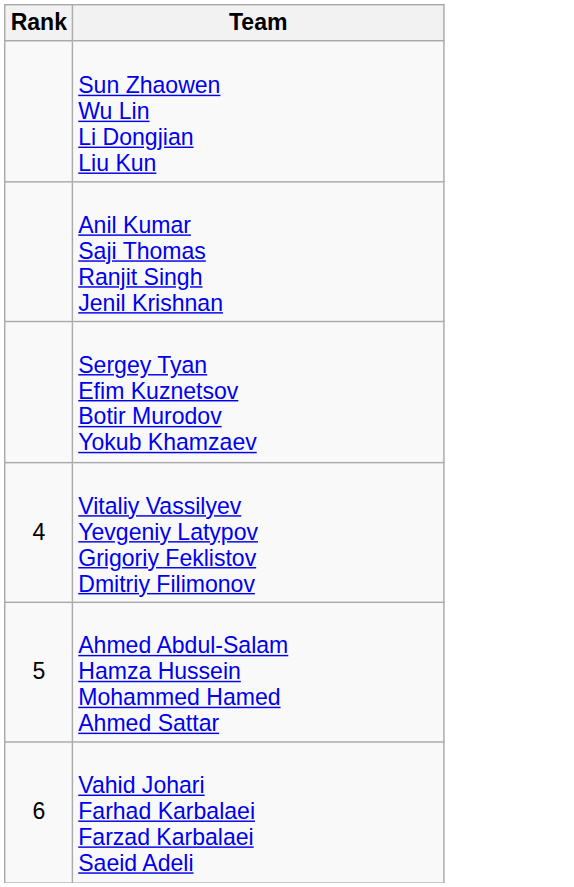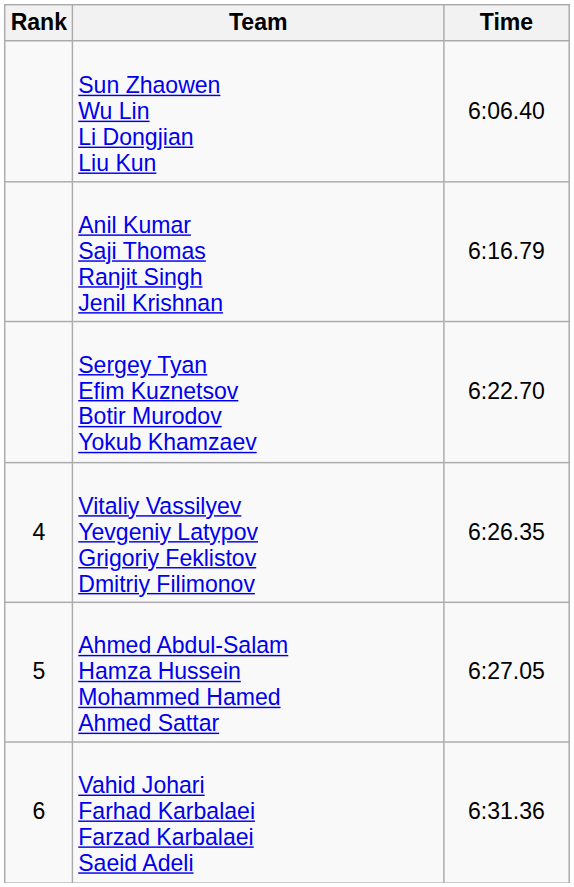+ column: (506, 22)
